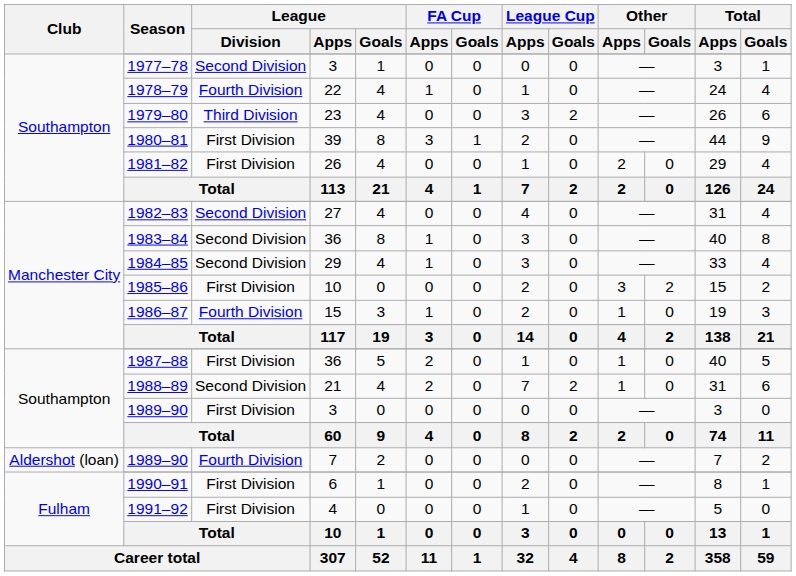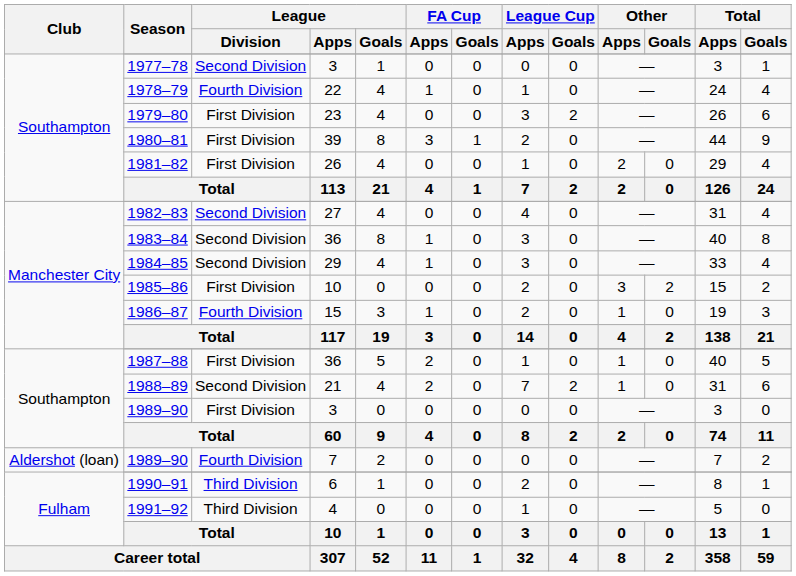(251, 115) Third Division -> (251, 115) First Division
(251, 484) First Division -> (251, 484) Third Division
(251, 509) First Division -> (251, 509) Third Division
